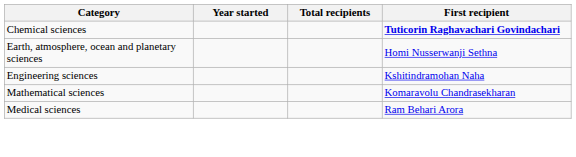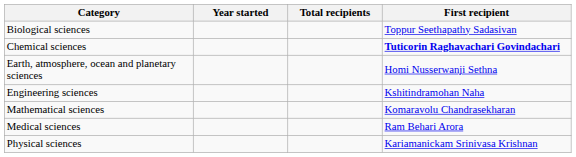+ row: (48, 30)
+ row: (44, 144)
